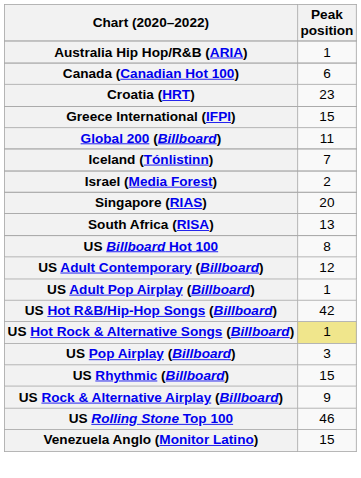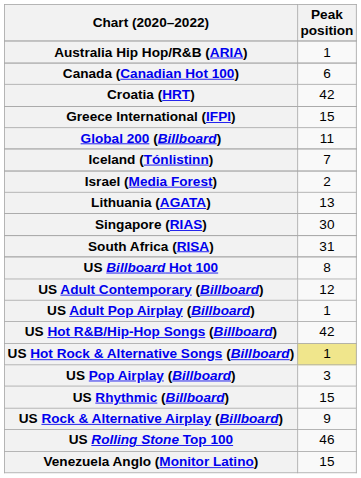(327, 95) 23 -> (327, 95) 42
+ row: (151, 203)
(327, 203) 20 -> (327, 224) 30
(327, 224) 13 -> (327, 246) 31
